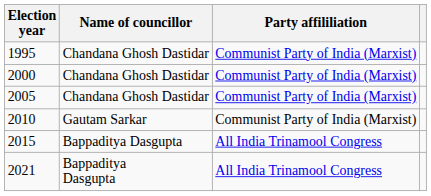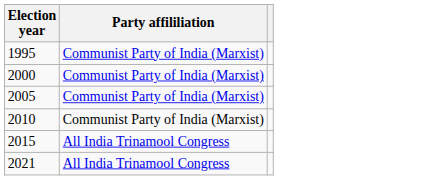- column: (136, 23)
